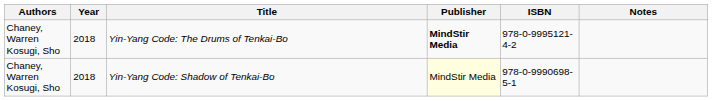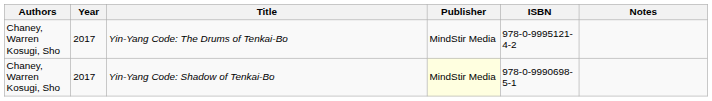(84, 39) 2018 -> (84, 39) 2017
(449, 39) bold -> (463, 39) normal
(84, 77) 2018 -> (84, 77) 2017
